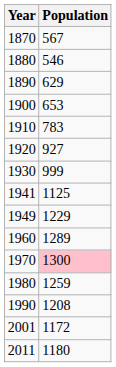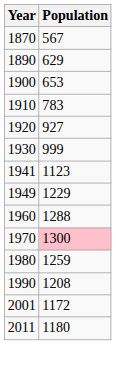- row: (22, 60)
(56, 194) 1125 -> (56, 171) 1123
(56, 238) 1289 -> (56, 216) 1288
